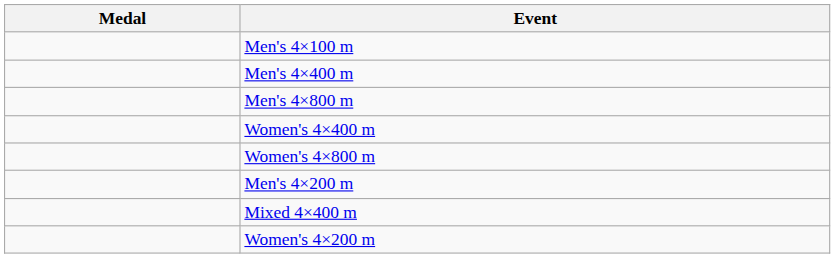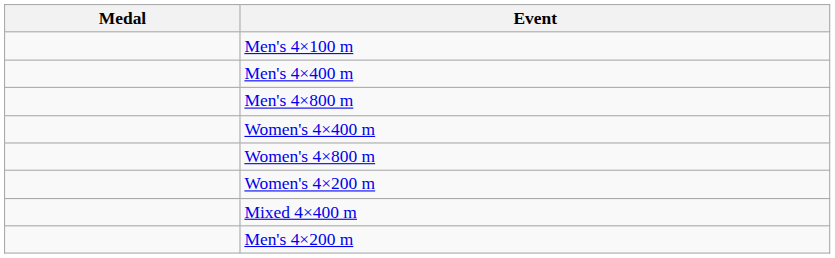rows swapped: (299, 184) <-> (310, 239)
